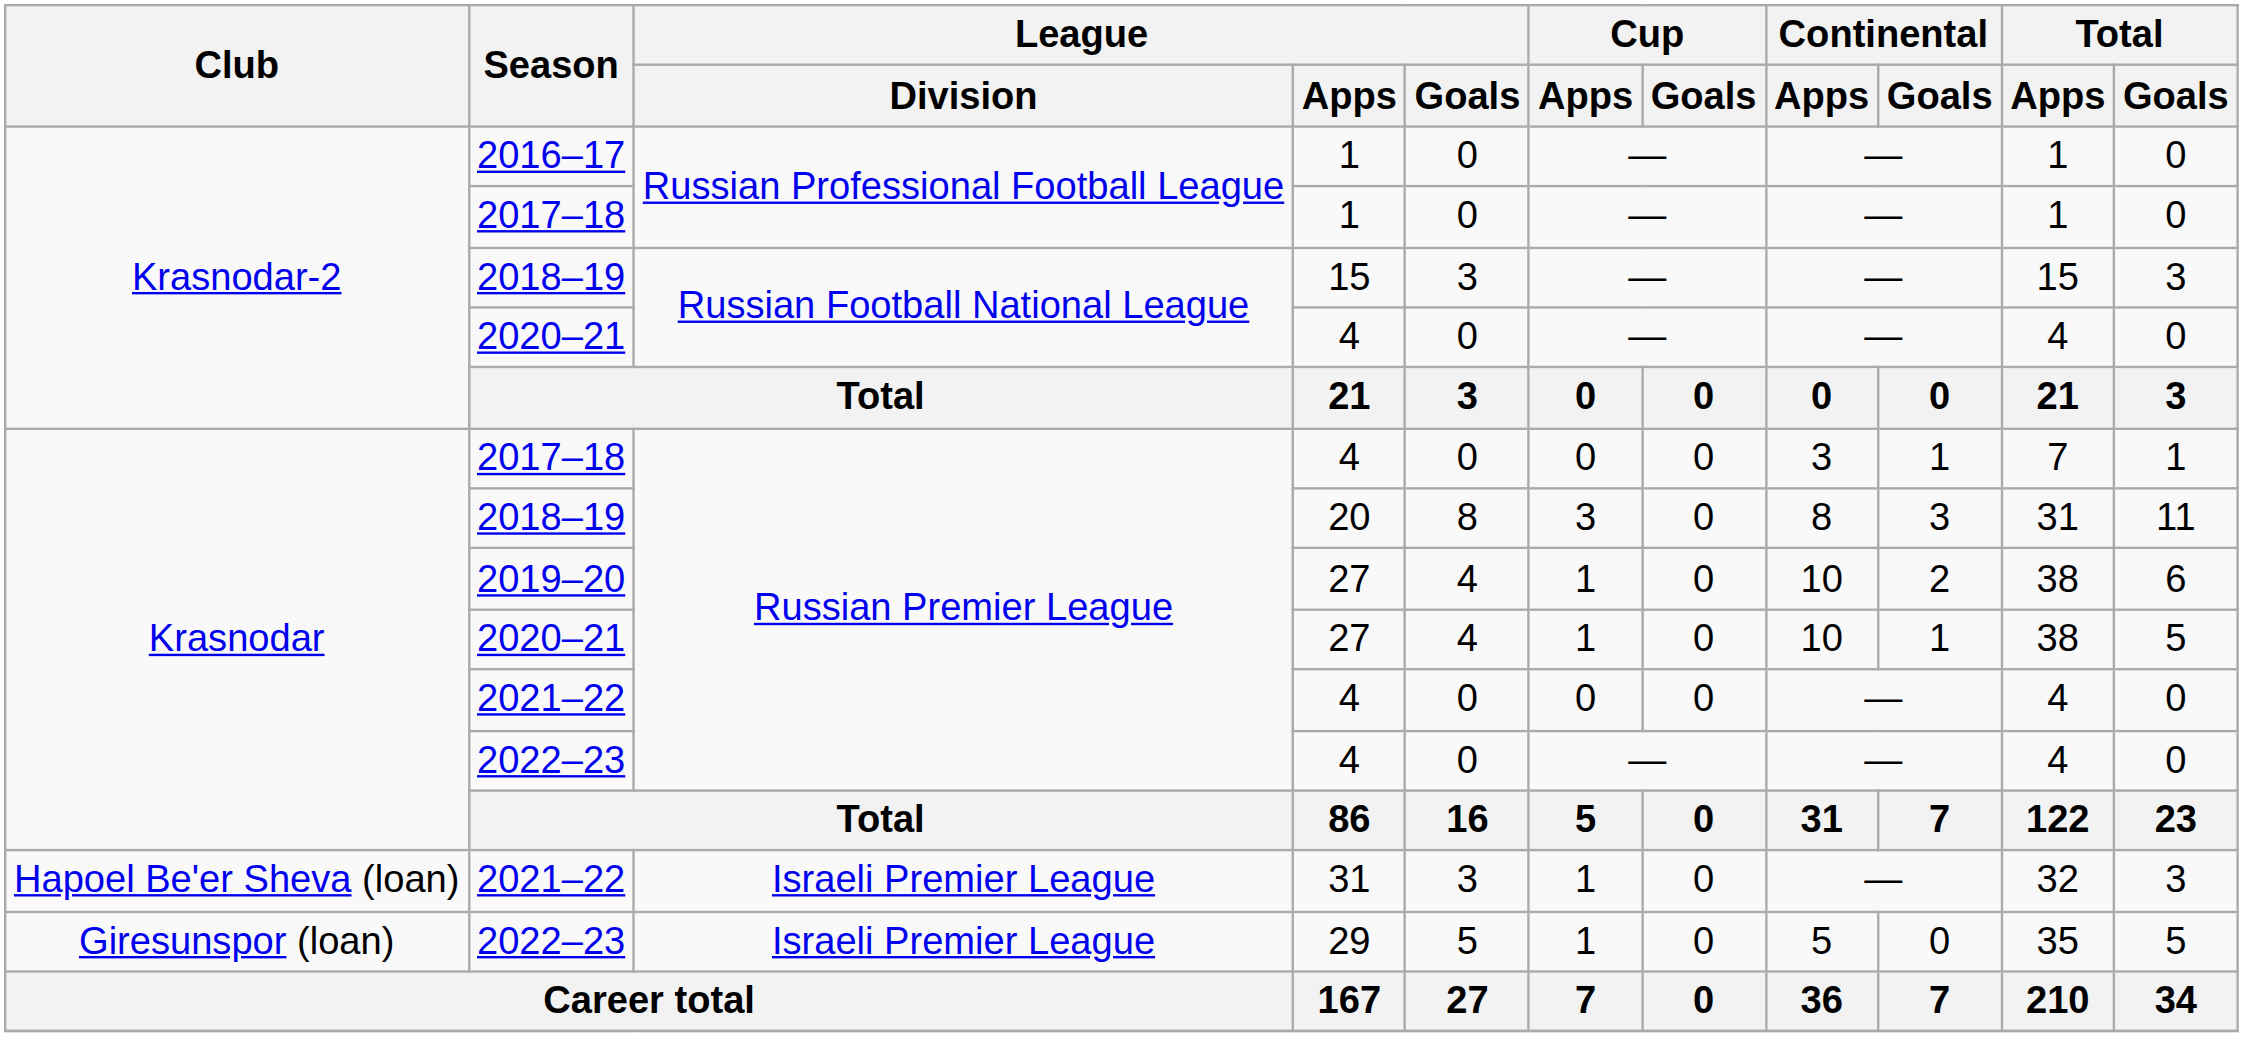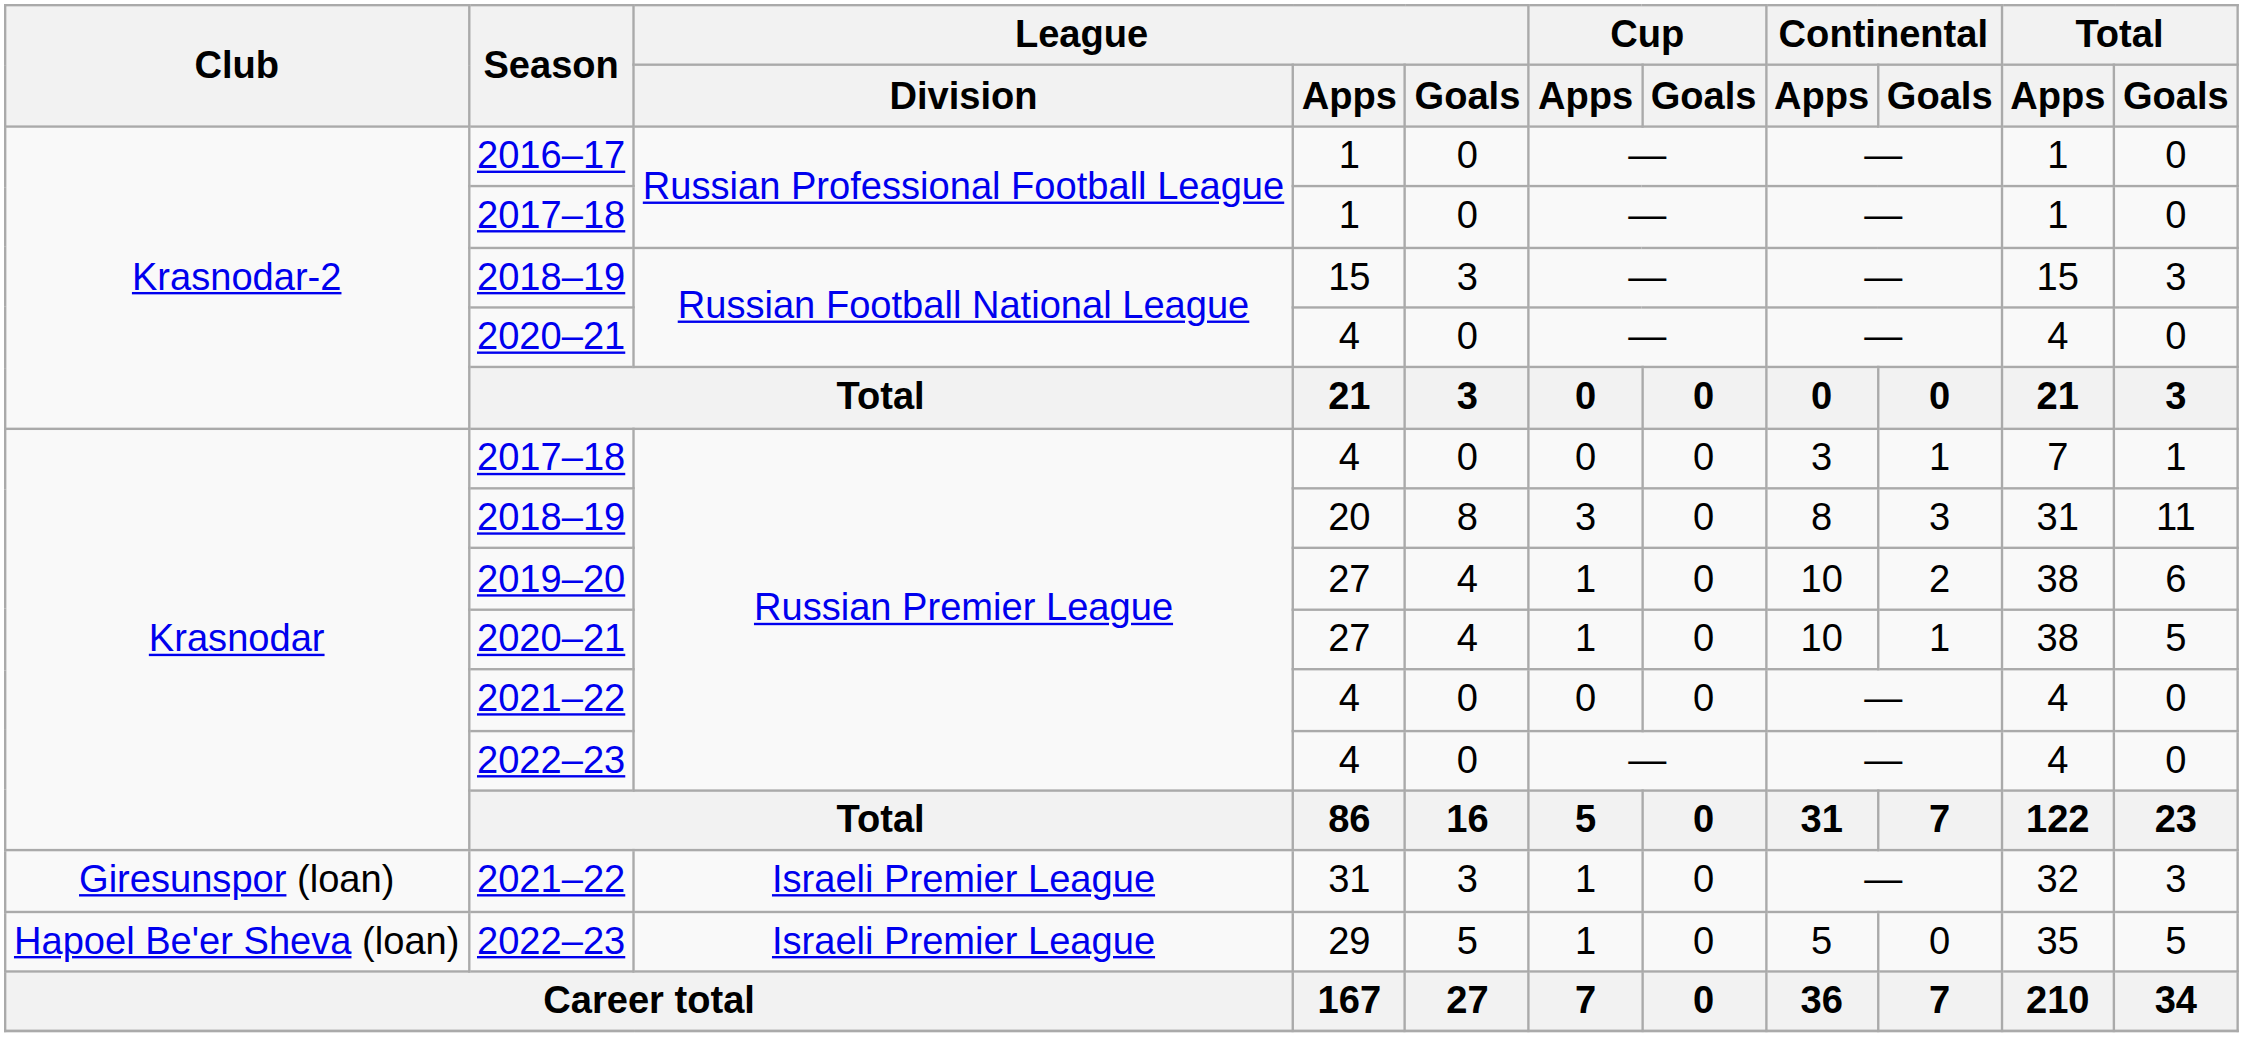(237, 880) Hapoel Be'er Sheva (loan) -> (237, 880) Giresunspor (loan)
(237, 940) Giresunspor (loan) -> (237, 940) Hapoel Be'er Sheva (loan)
